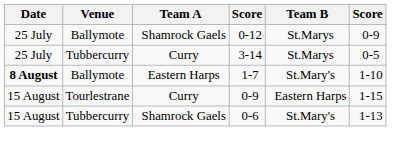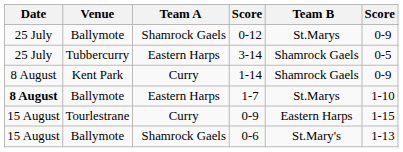(181, 55) Curry -> (181, 55) Eastern Harps
(307, 55) St.Marys -> (313, 55) Shamrock Gaels
+ row: (247, 75)
(307, 75) St.Mary's -> (313, 95) St.Marys
(97, 116) Tubbercurry -> (97, 136) Ballymote
